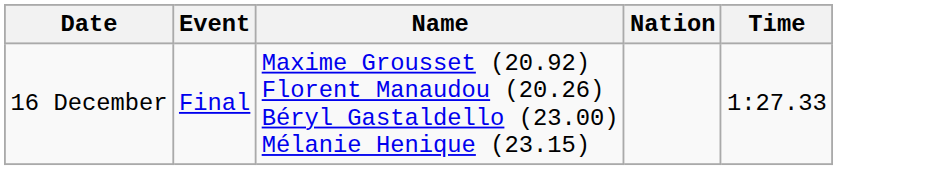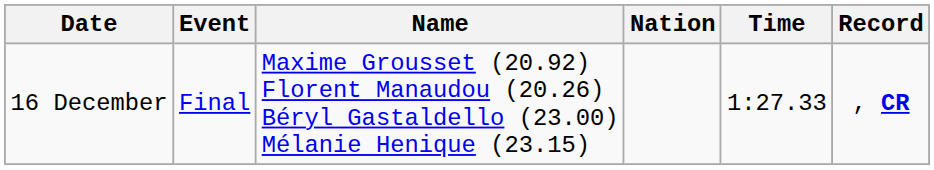+ column: (881, 24)
